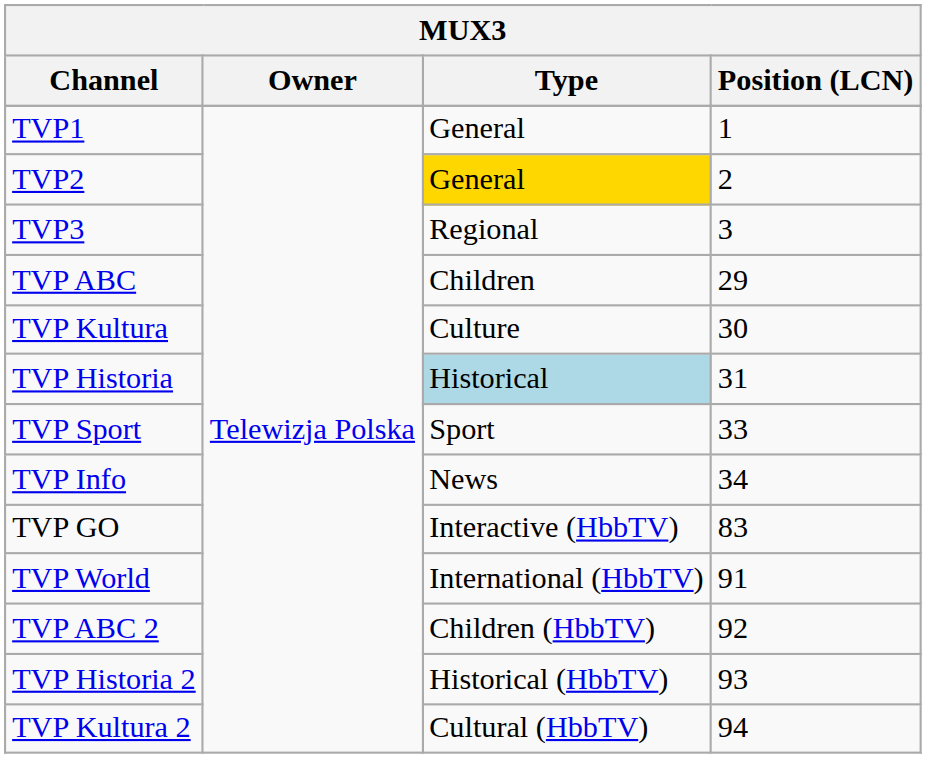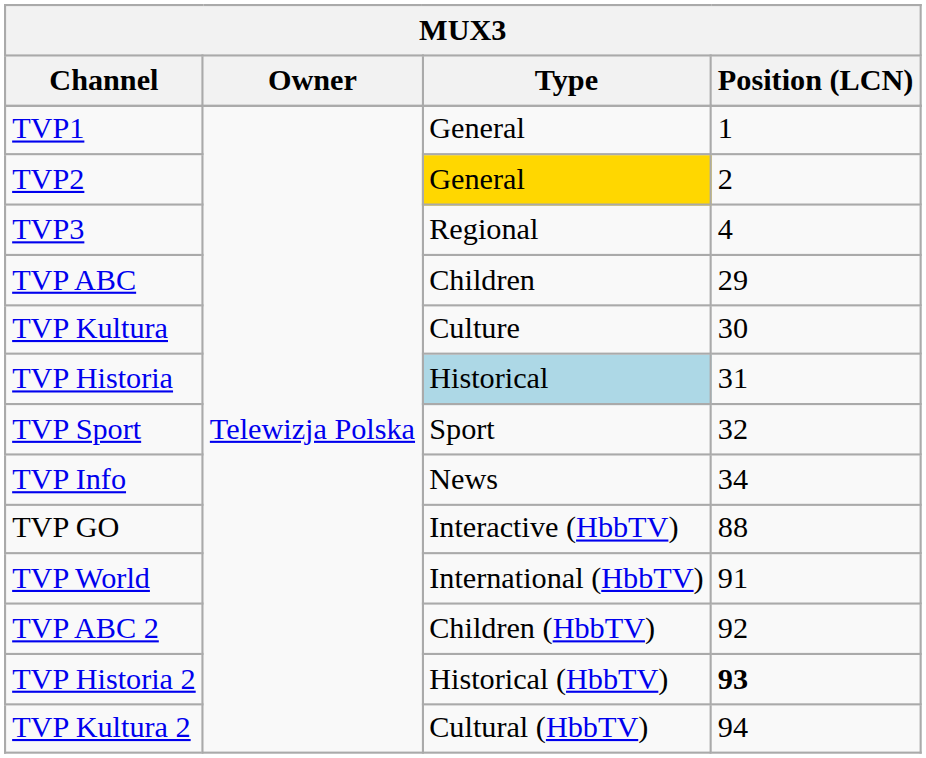(725, 229) 3 -> (725, 229) 4
(733, 428) 33 -> (733, 428) 32
(733, 528) 83 -> (733, 528) 88
(733, 678) normal -> (733, 678) bold
